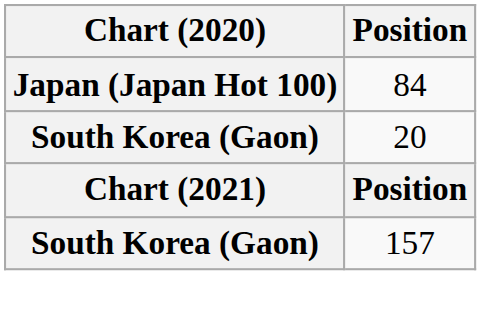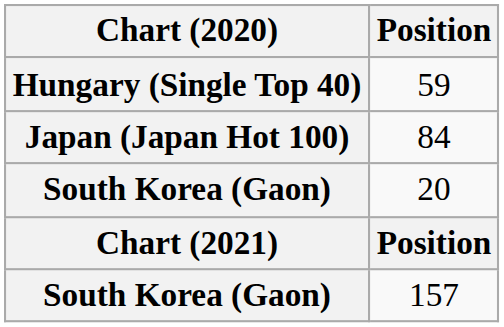+ row: (434, 83)
